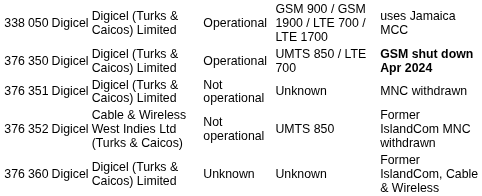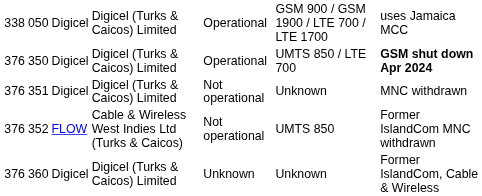(70, 129) Digicel -> (69, 129) FLOW
